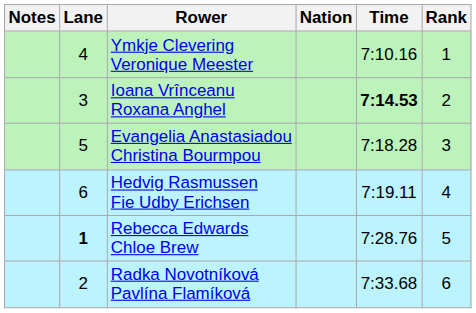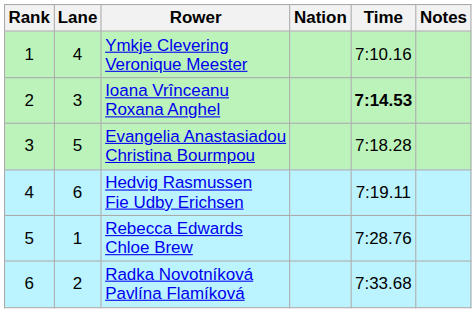columns swapped: (446, 17) <-> (32, 17)
(83, 238) bold -> (78, 238) normal
